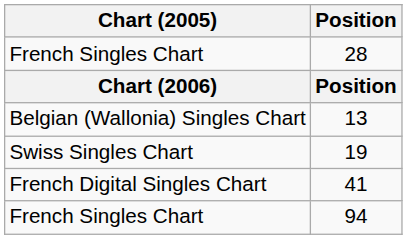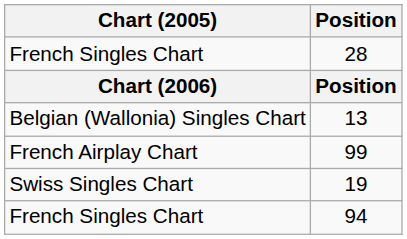+ row: (356, 151)
- row: (356, 184)
